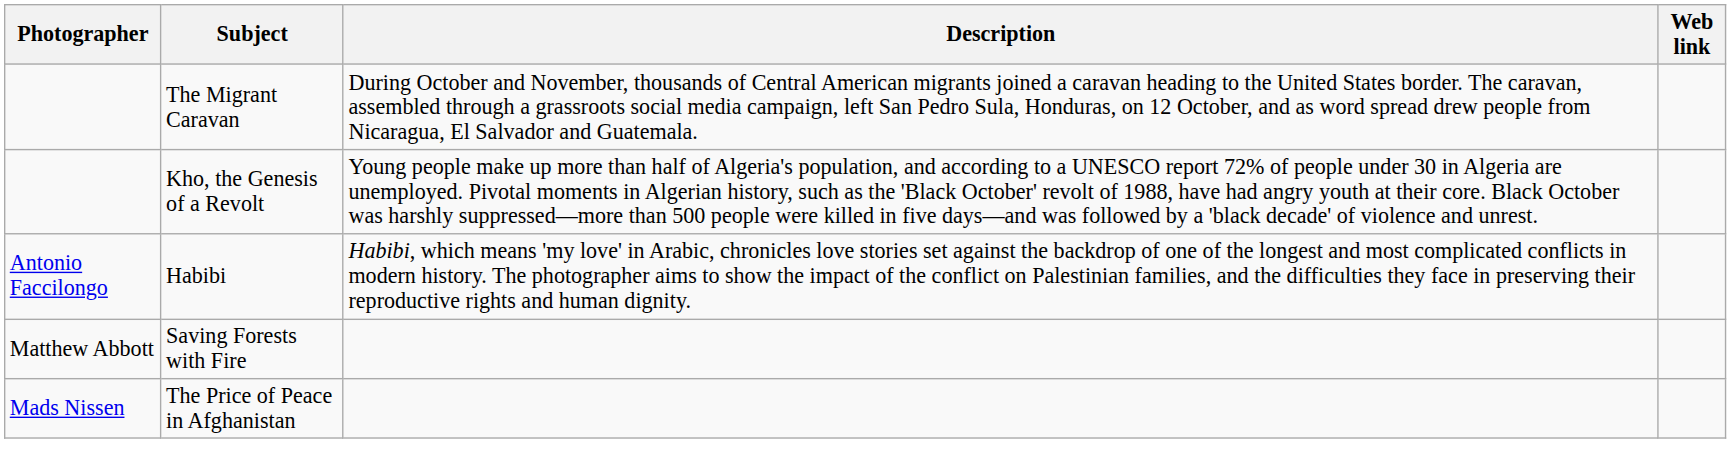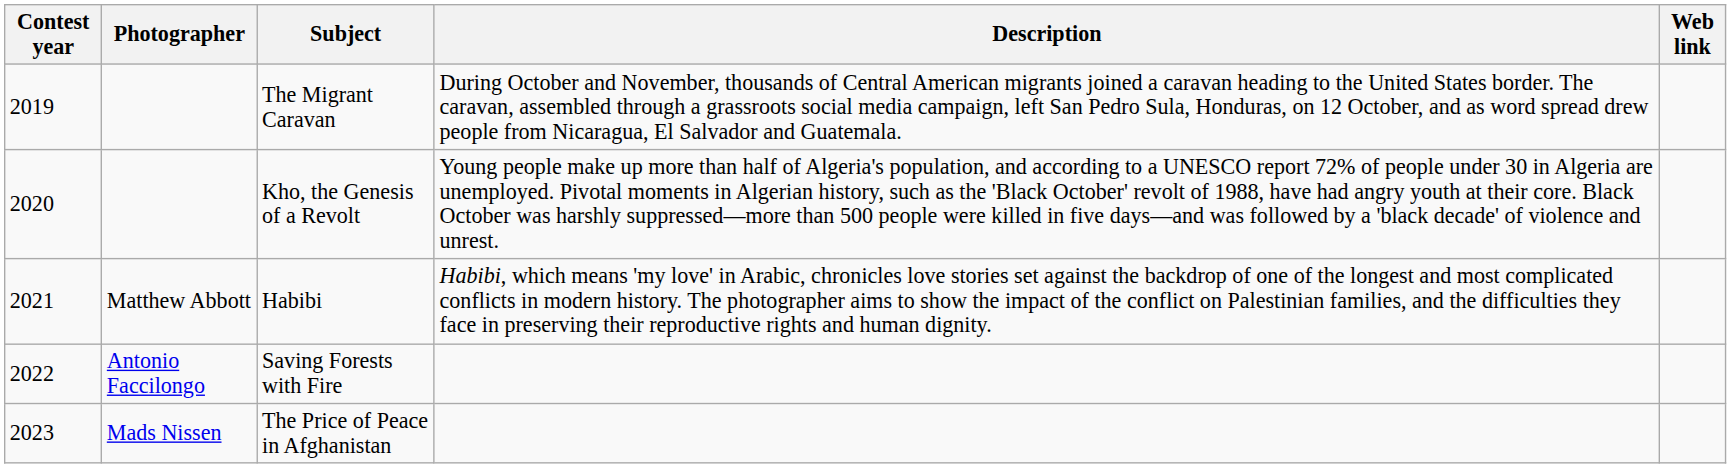+ column: (53, 34)
(59, 276) Antonio Faccilongo -> (179, 300) Matthew Abbott
(82, 348) Matthew Abbott -> (156, 373) Antonio Faccilongo
